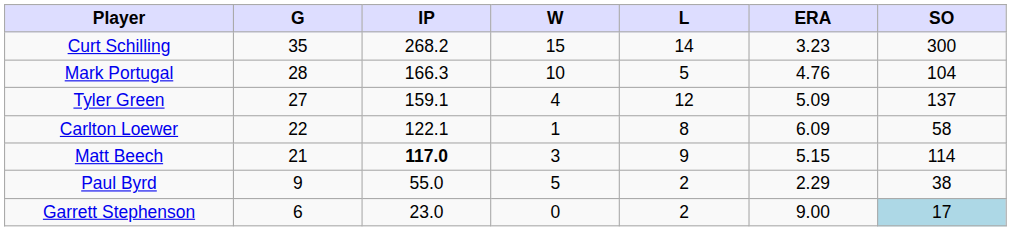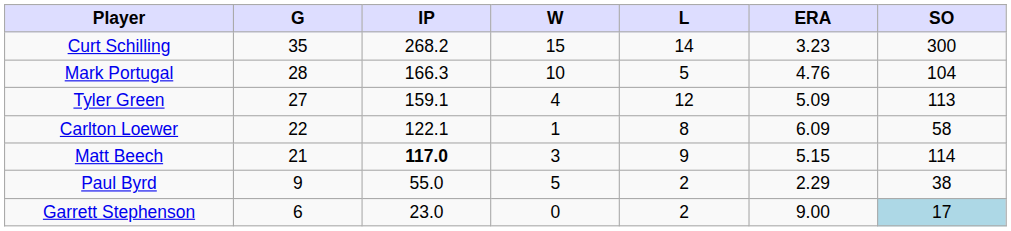(942, 101) 137 -> (942, 101) 113
